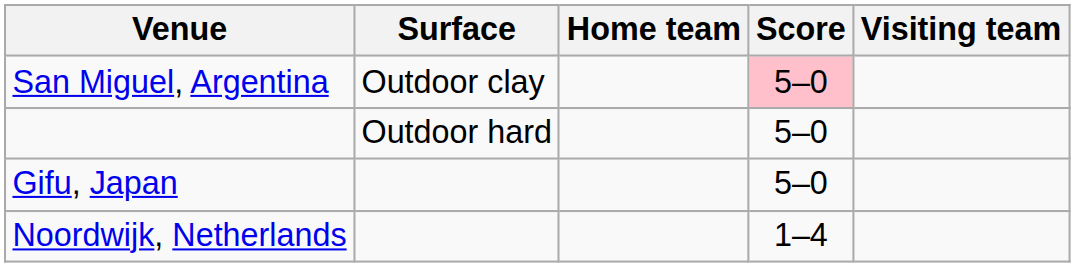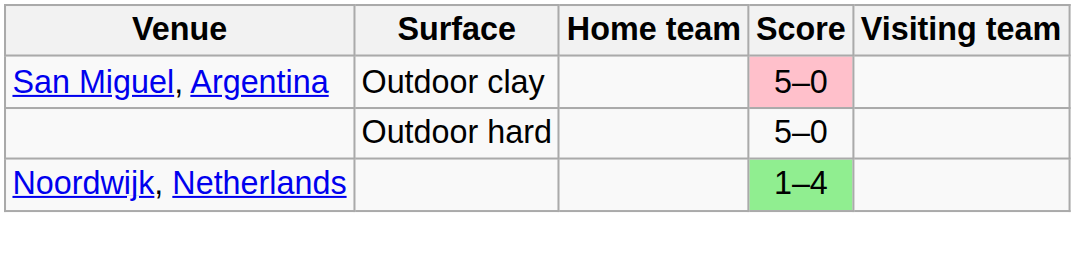- row: (95, 183)
(801, 235) no background -> (801, 183) lightgreen background
